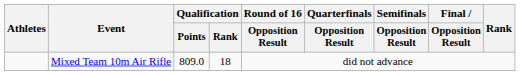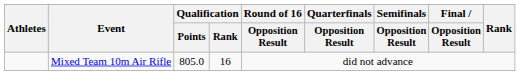(192, 61) 809.0 -> (192, 61) 805.0
(225, 61) 18 -> (225, 61) 16
